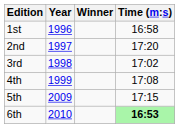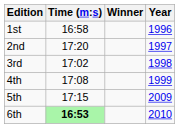columns swapped: (60, 13) <-> (145, 13)
